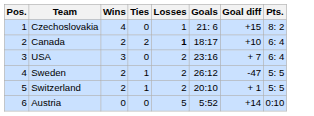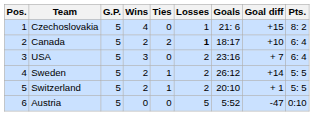+ column: (112, 12)
(254, 73) -47 -> (275, 73) +14
(253, 103) +14 -> (277, 103) -47
